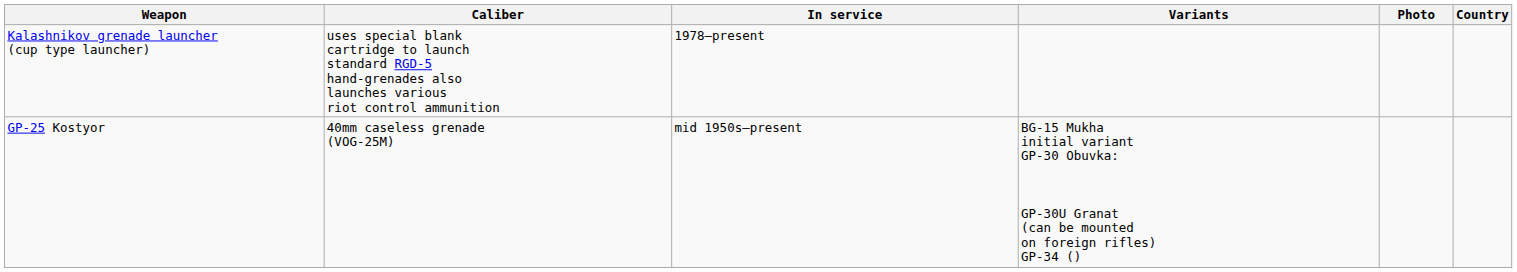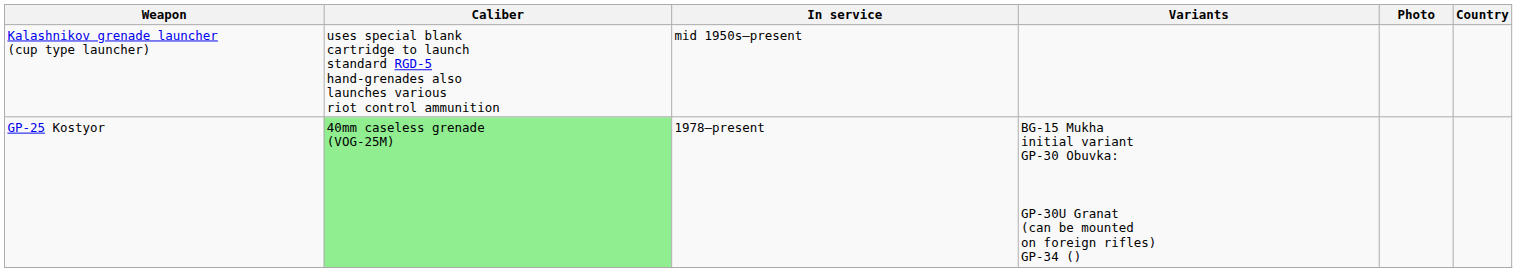(720, 35) 1978–present -> (738, 35) mid 1950s–present
(406, 135) no background -> (406, 135) lightgreen background
(738, 127) mid 1950s–present -> (720, 127) 1978–present
